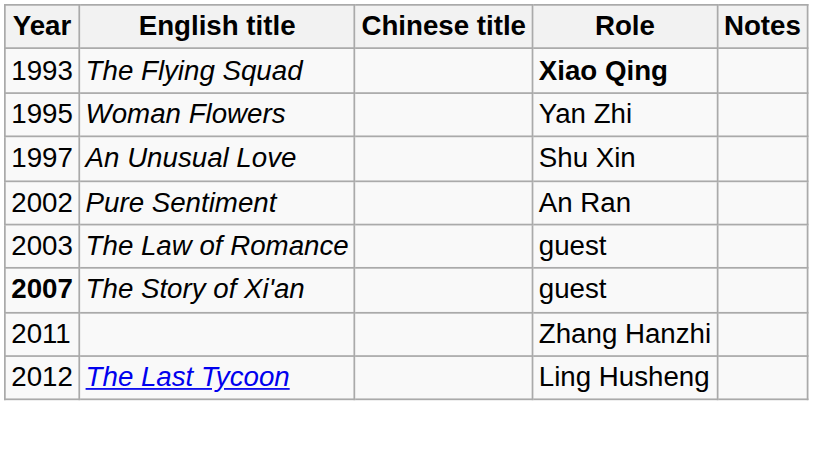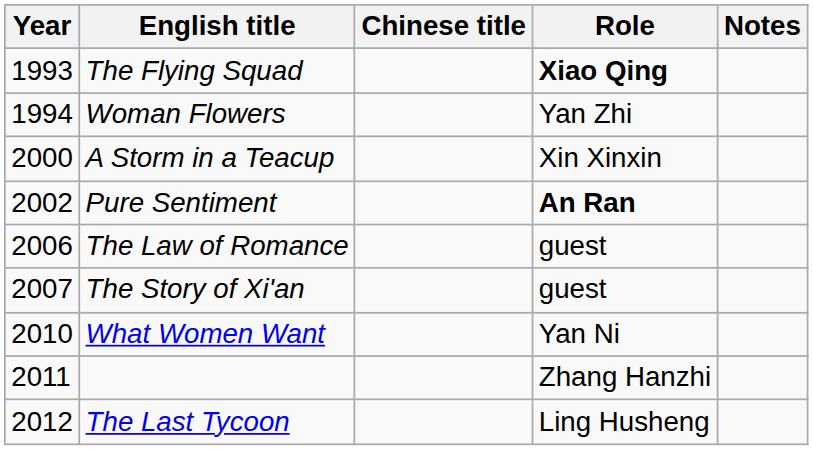(42, 114) 1995 -> (42, 114) 1994
- row: (191, 158)
+ row: (210, 158)
(585, 202) normal -> (587, 202) bold
(42, 245) 2003 -> (42, 245) 2006
(42, 289) bold -> (42, 289) normal
+ row: (205, 333)
